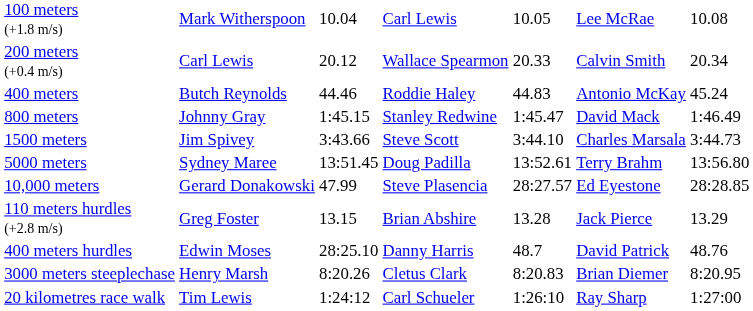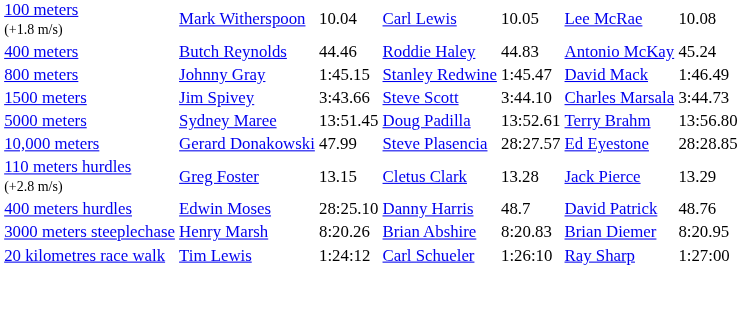- row: (41, 61)
(429, 218) Brian Abshire -> (425, 176) Cletus Clark
(425, 274) Cletus Clark -> (429, 232) Brian Abshire
